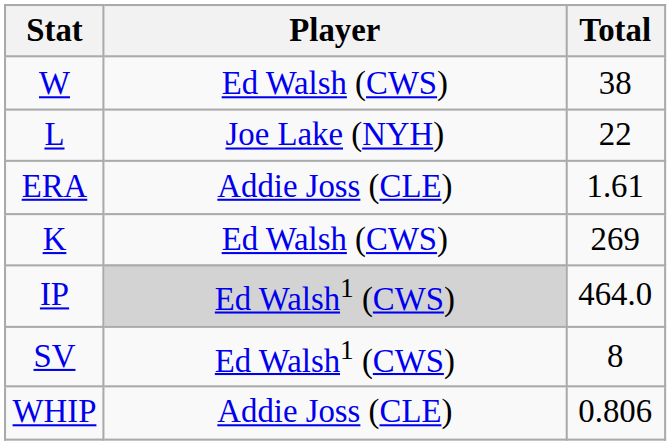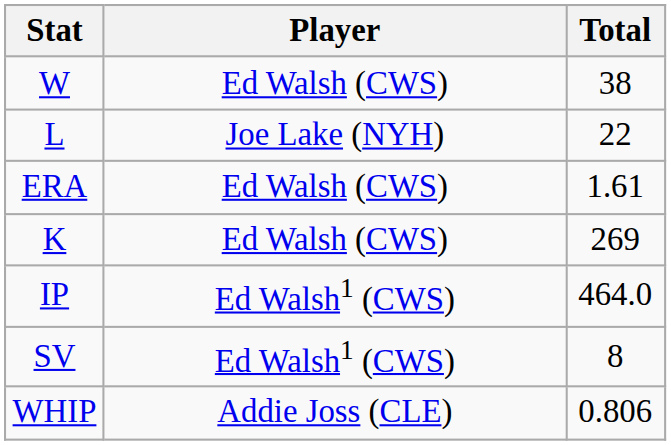(335, 186) Addie Joss (CLE) -> (335, 186) Ed Walsh (CWS)
(335, 295) lightgrey background -> (335, 295) no background
